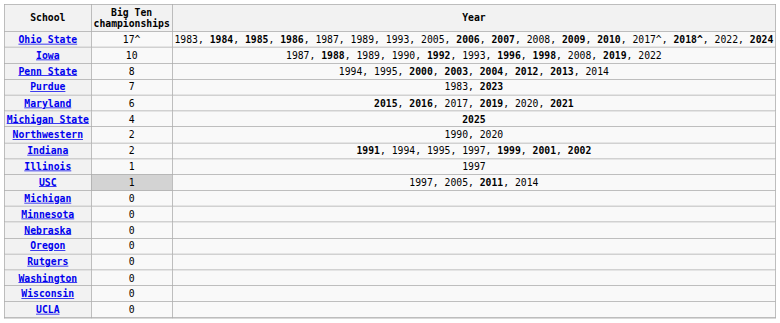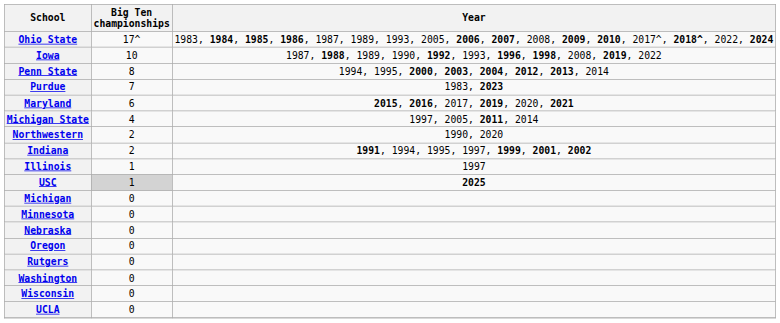(474, 119) 2025 -> (474, 119) 1997, 2005, 2011, 2014
(474, 182) 1997, 2005, 2011, 2014 -> (474, 182) 2025
